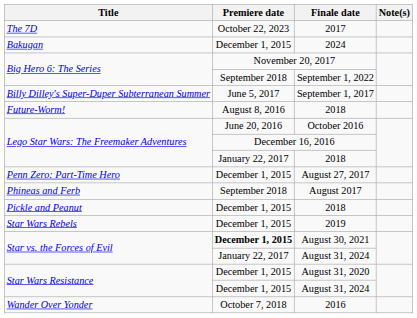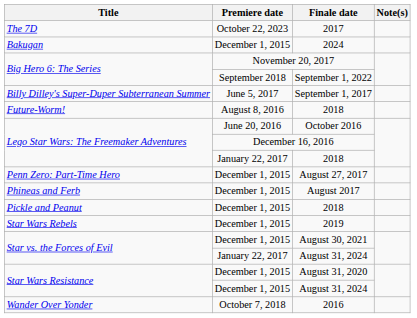(253, 191) September 2018 -> (252, 191) December 1, 2015
(253, 239) bold -> (252, 239) normal
